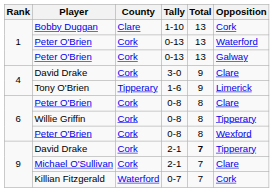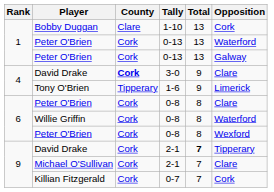(128, 73) normal -> (128, 73) bold
(236, 118) Tipperary -> (235, 118) Waterford
(138, 179) Waterford -> (128, 179) Cork
